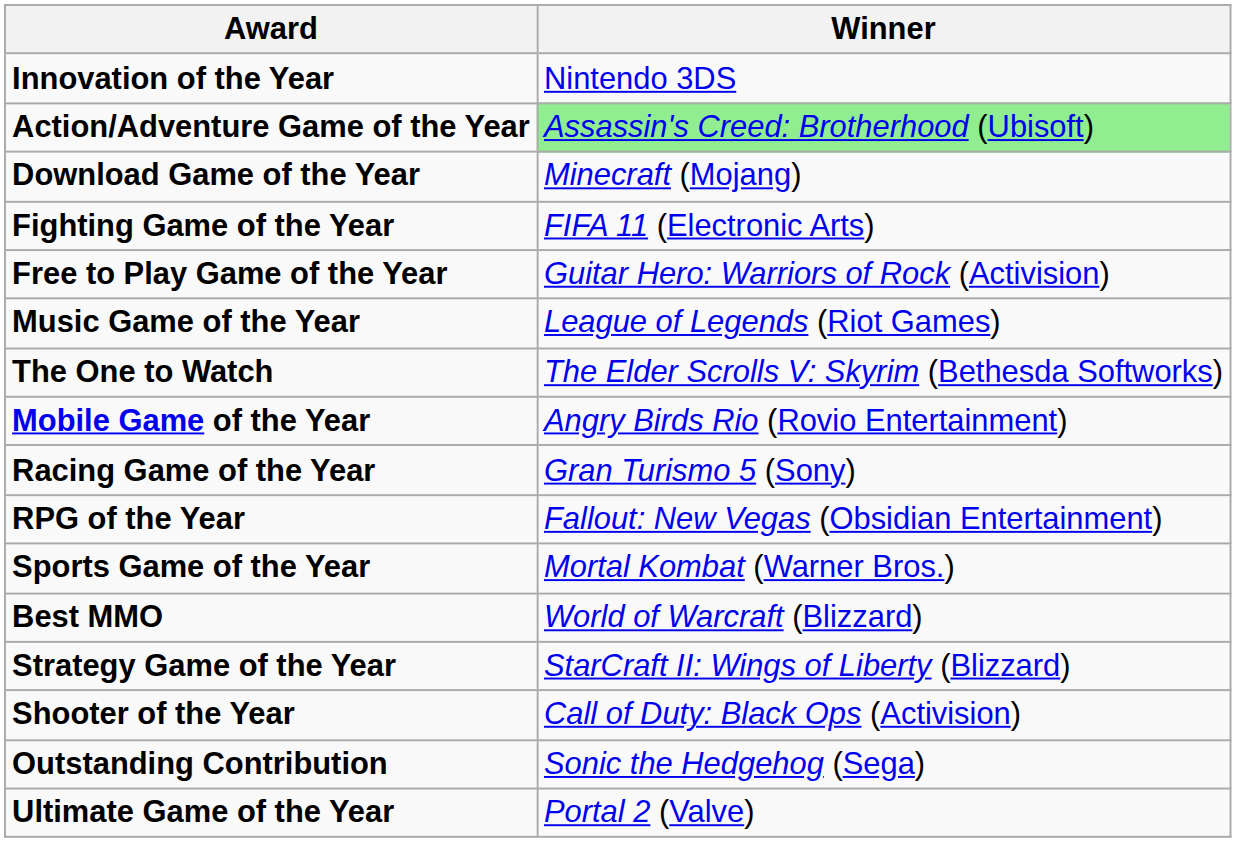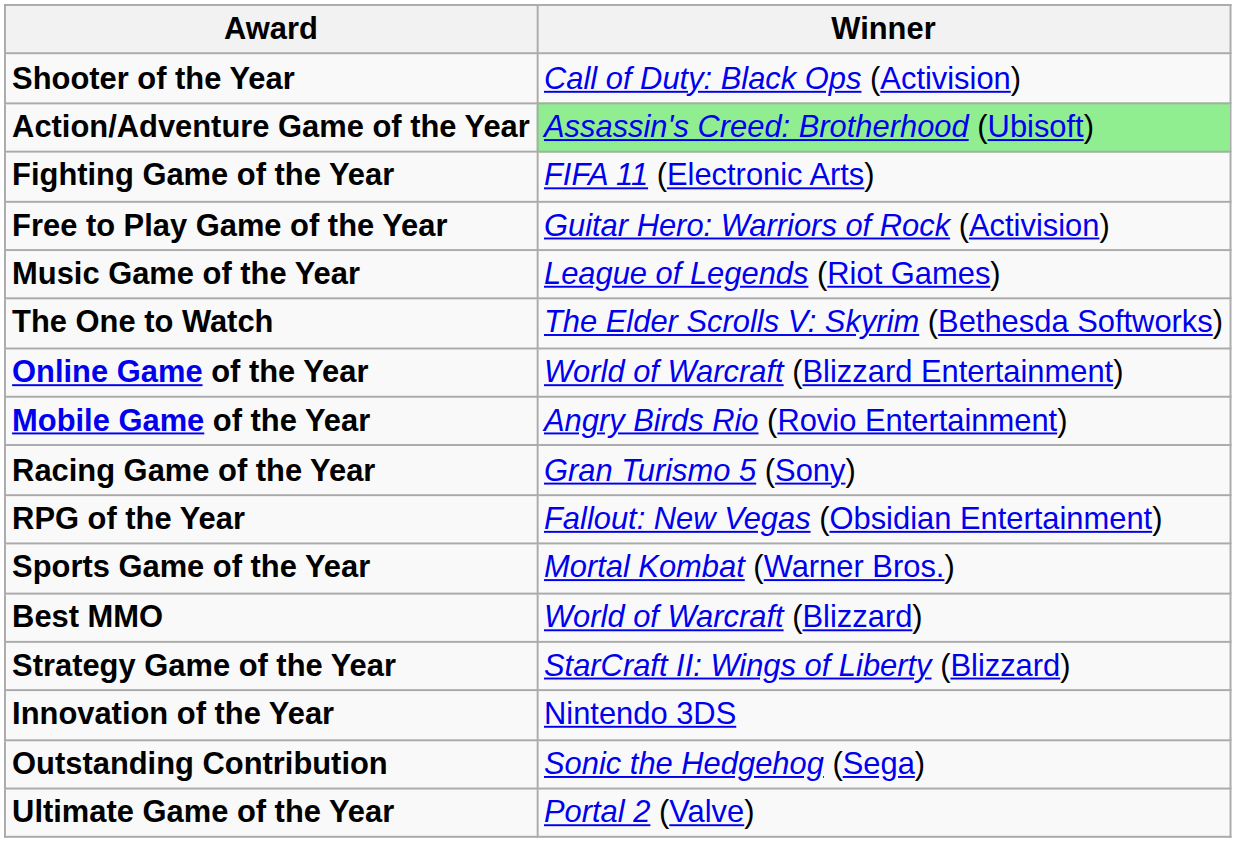rows swapped: (153, 714) <-> (173, 77)
- row: (216, 175)
+ row: (190, 371)
